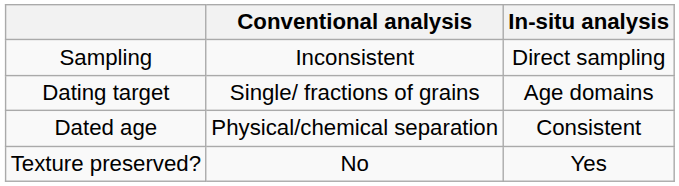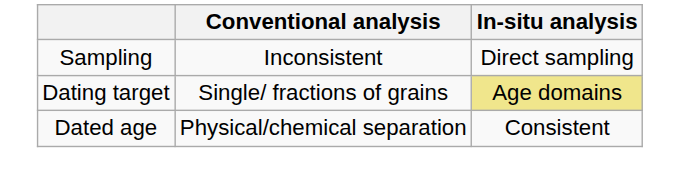(589, 92) no background -> (557, 92) khaki background
- row: (106, 163)
